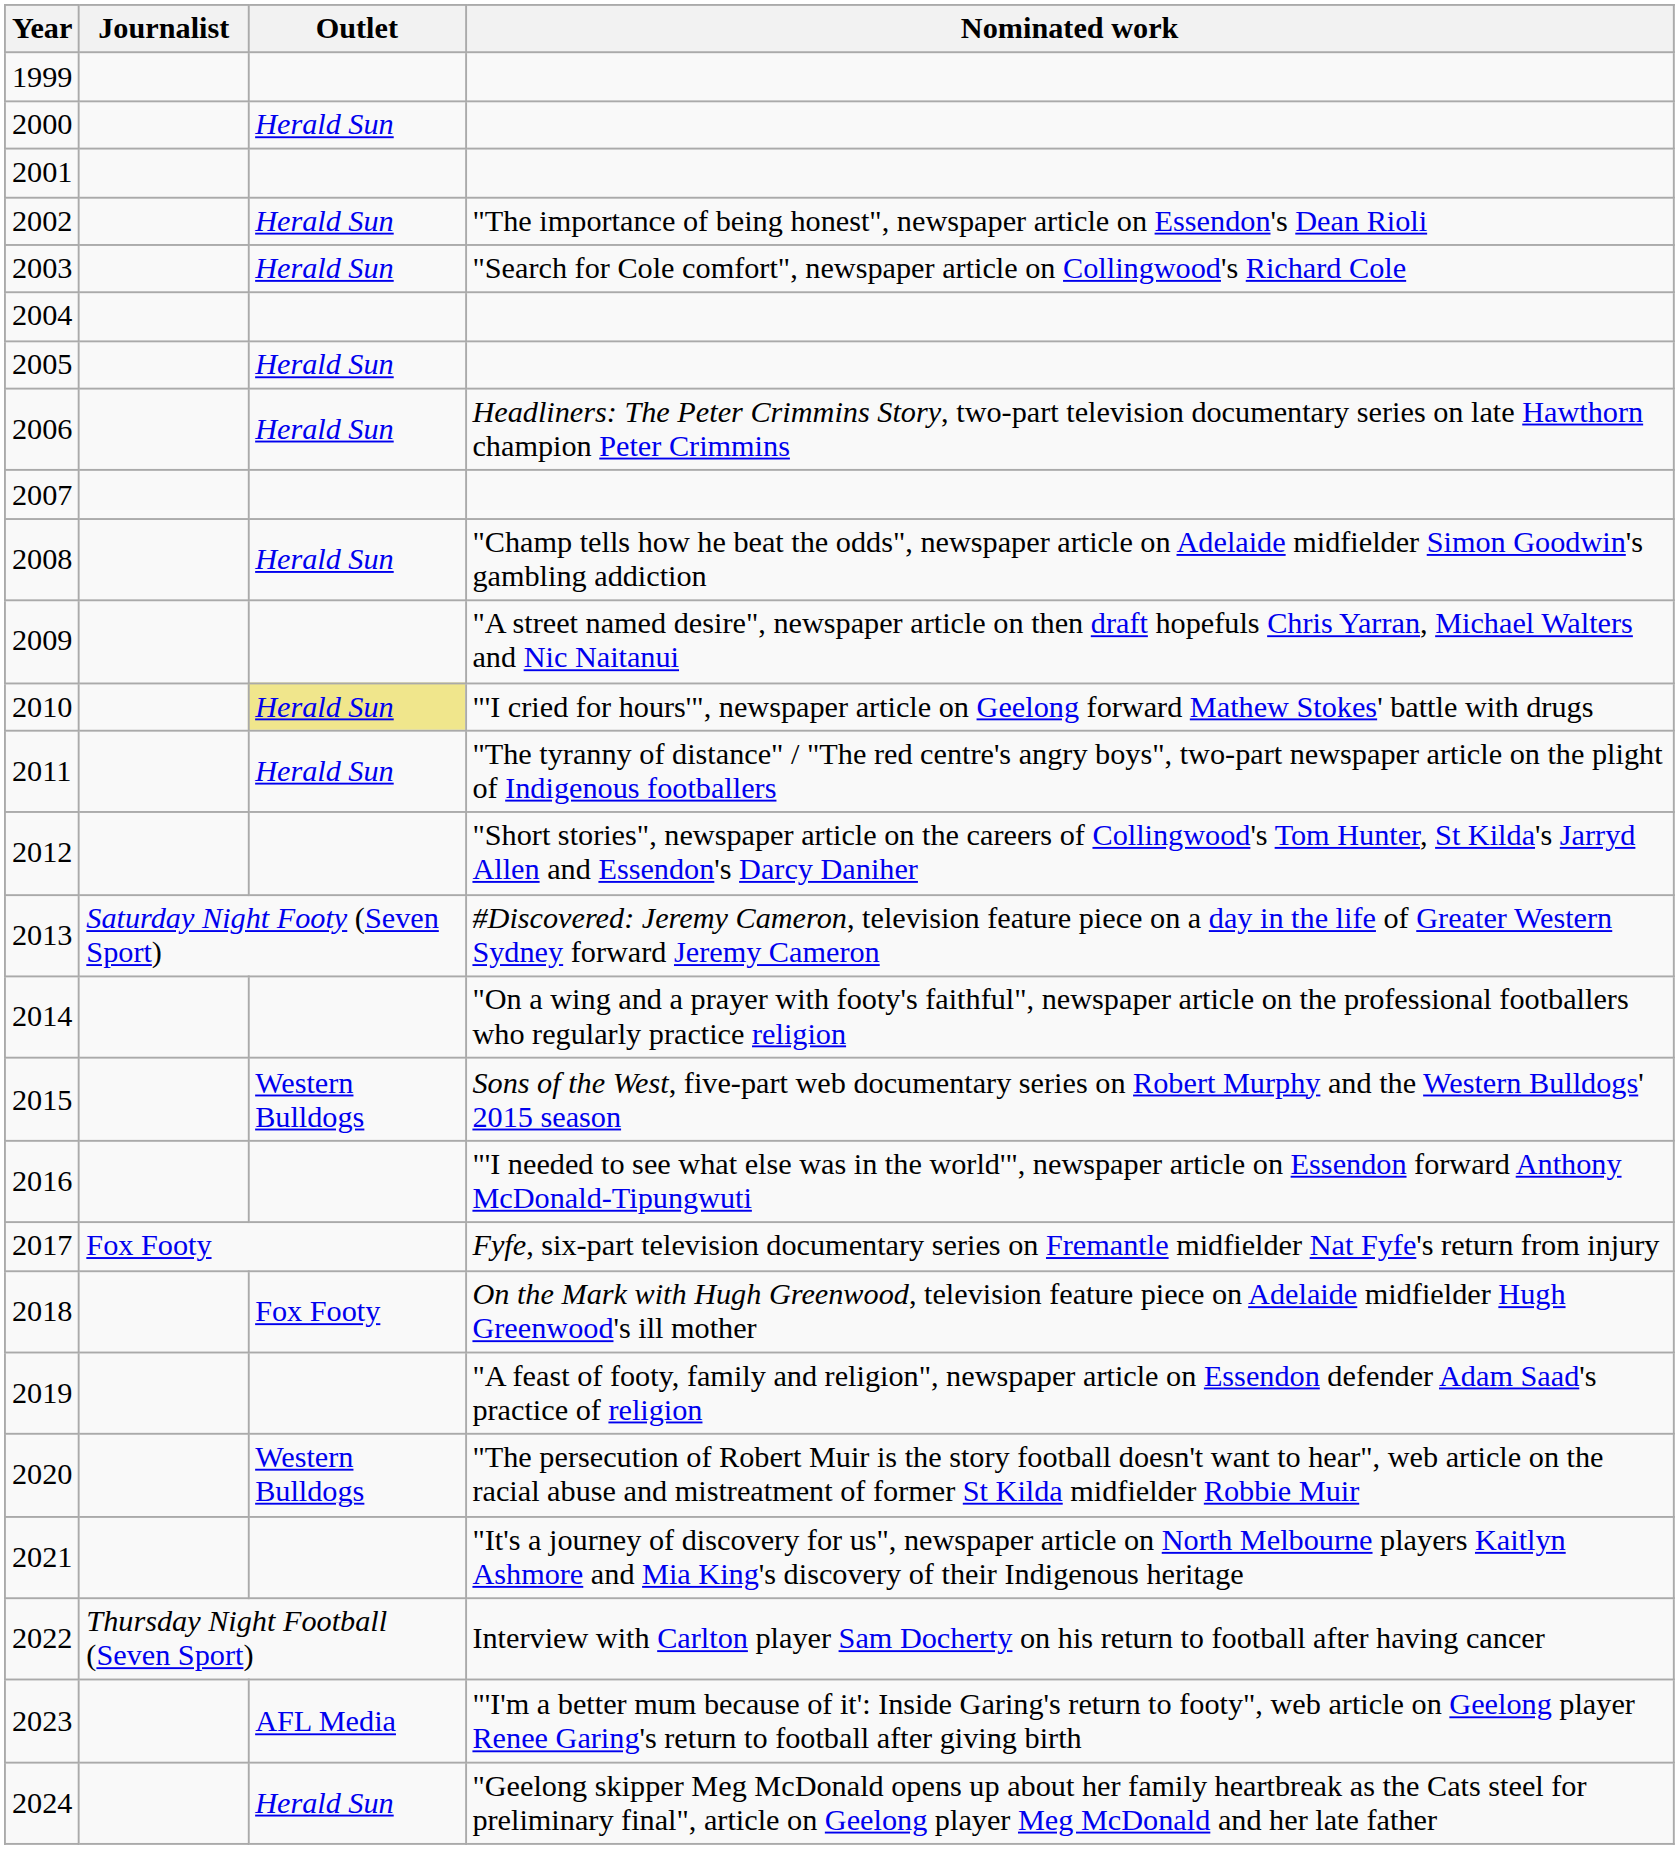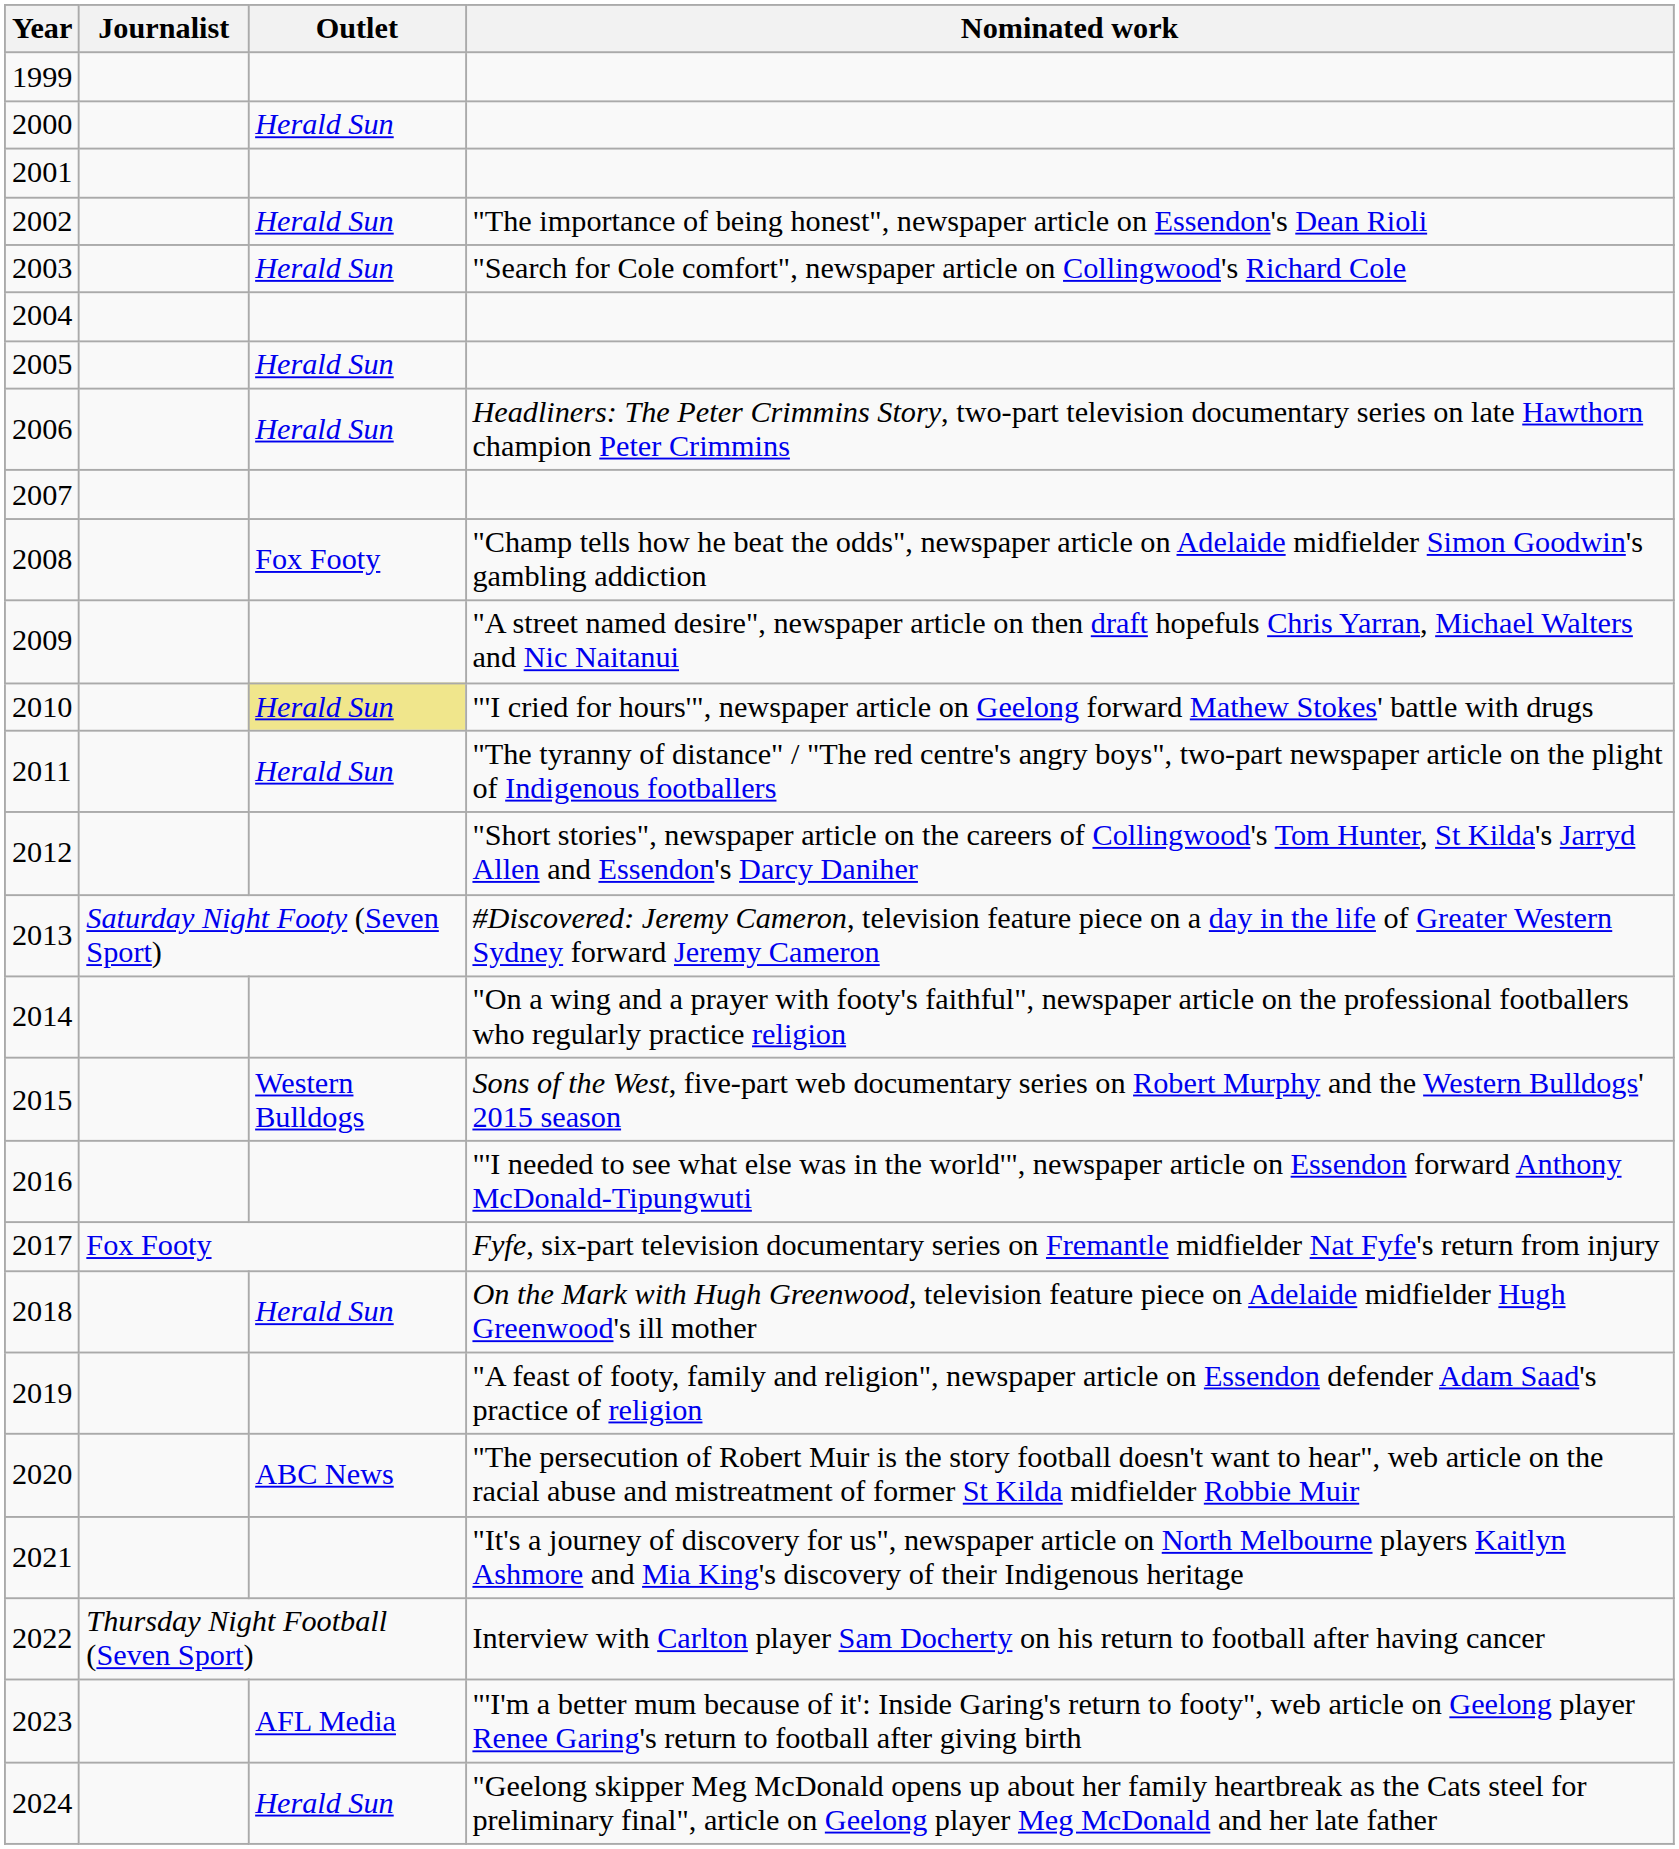(324, 559) Herald Sun -> (318, 559) Fox Footy
(318, 1310) Fox Footy -> (324, 1310) Herald Sun
(310, 1474) Western Bulldogs -> (324, 1474) ABC News
